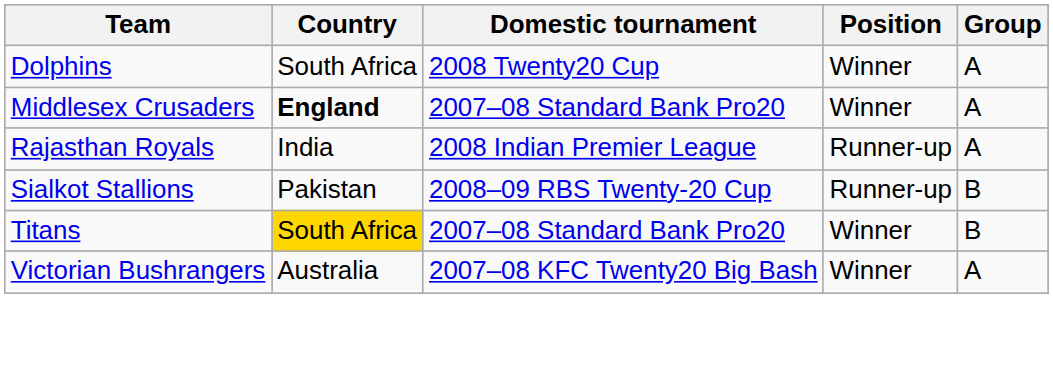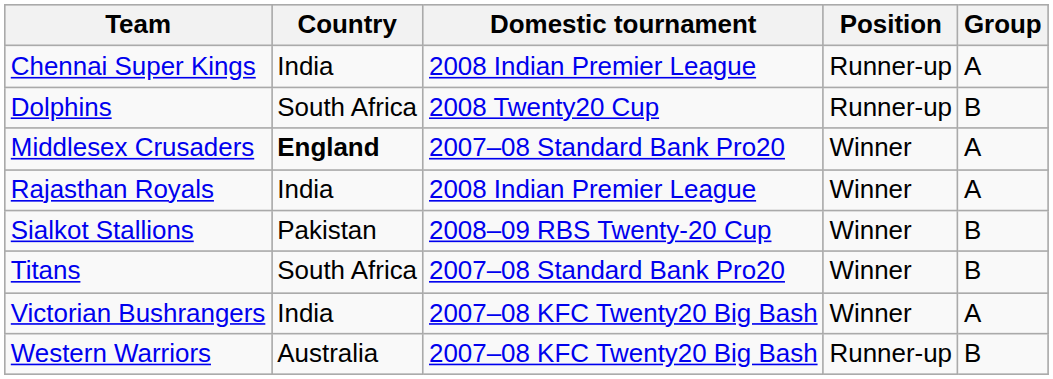+ row: (133, 66)
(871, 66) Winner -> (891, 107) Runner-up
(973, 66) A -> (973, 107) B
(891, 148) Runner-up -> (871, 189) Winner
(891, 189) Runner-up -> (871, 230) Winner
(347, 230) gold background -> (347, 271) no background
(328, 271) Australia -> (305, 312) India
+ row: (111, 353)
